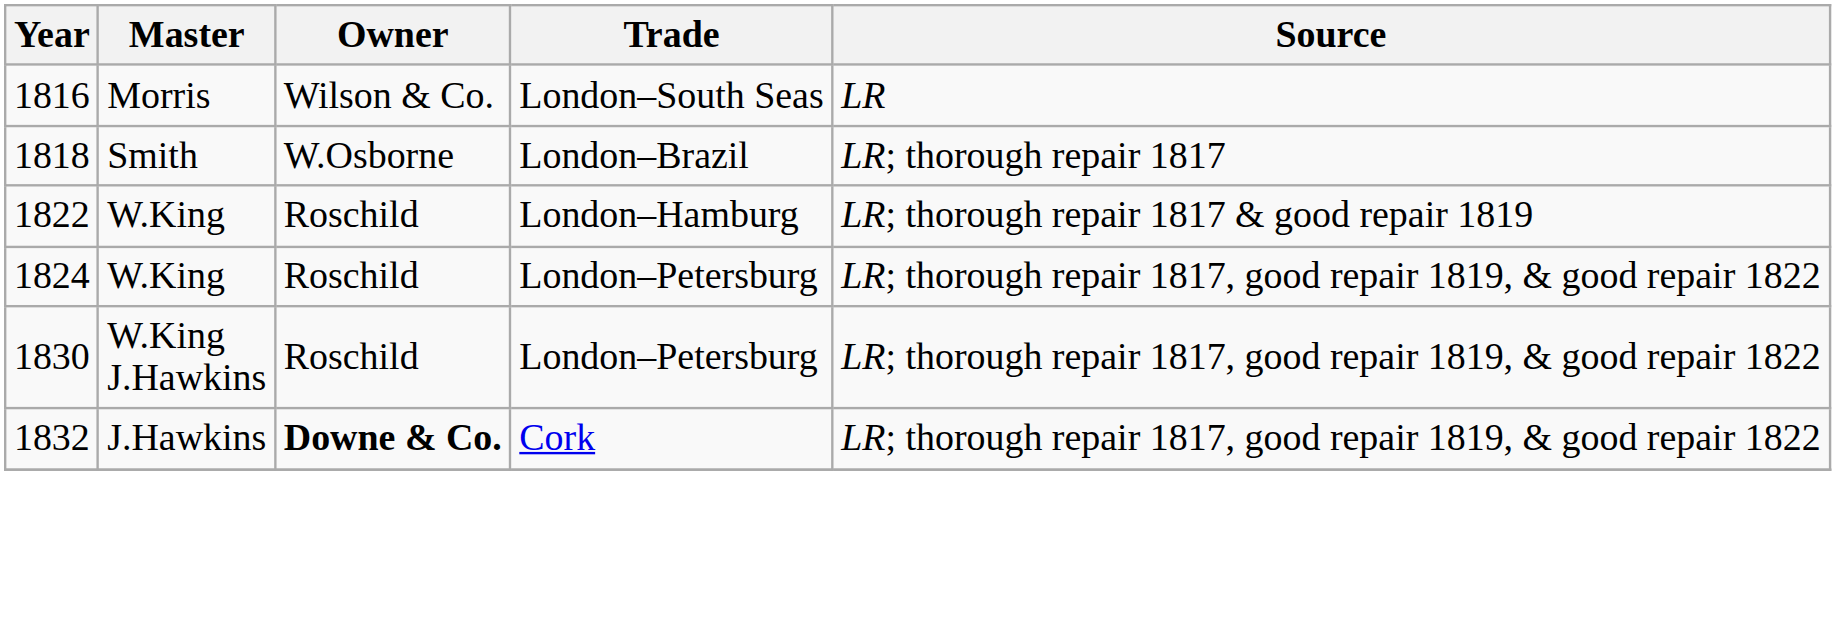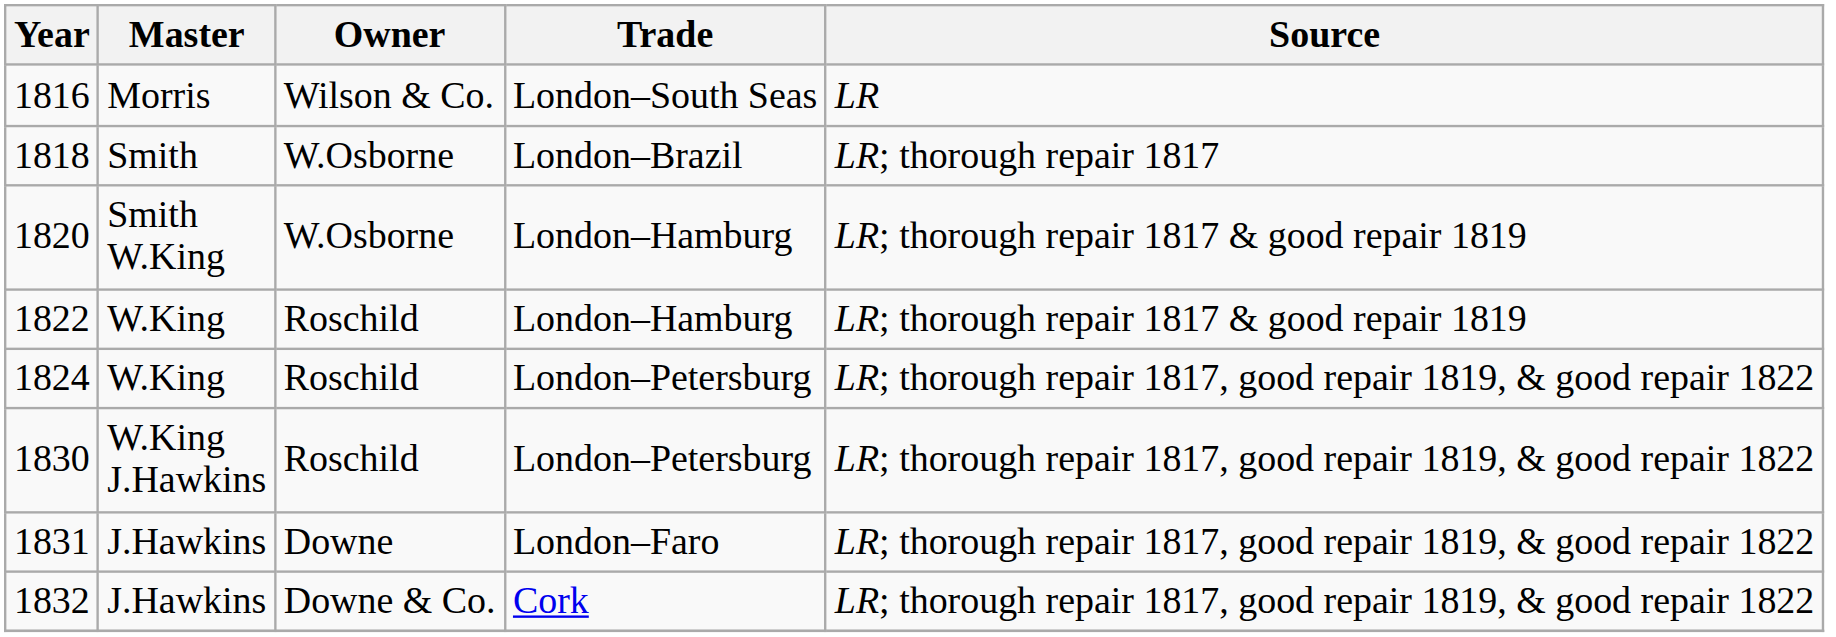+ row: (52, 236)
+ row: (52, 540)
(393, 438) bold -> (390, 600) normal
